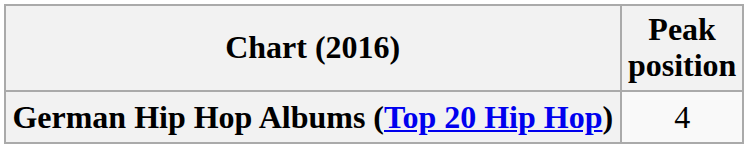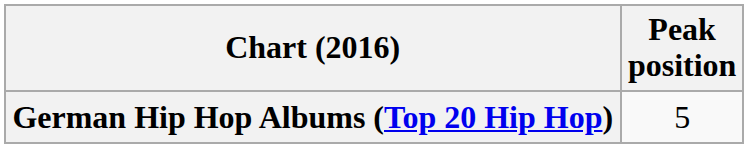(682, 116) 4 -> (682, 116) 5
